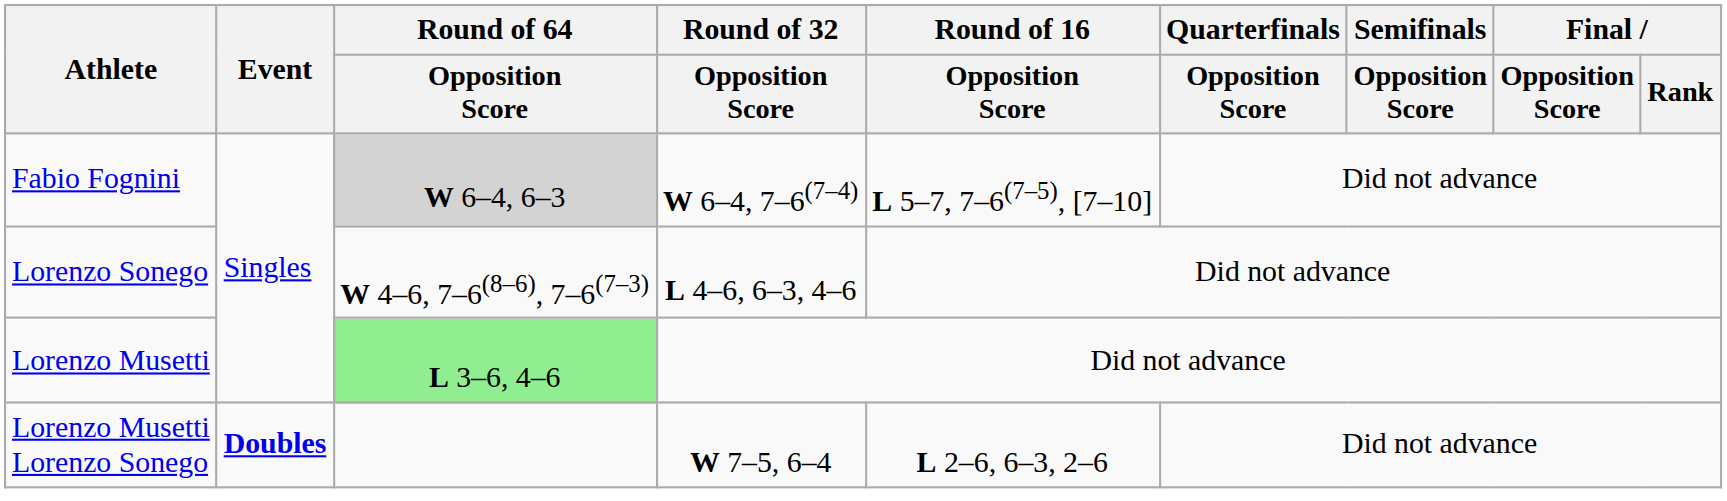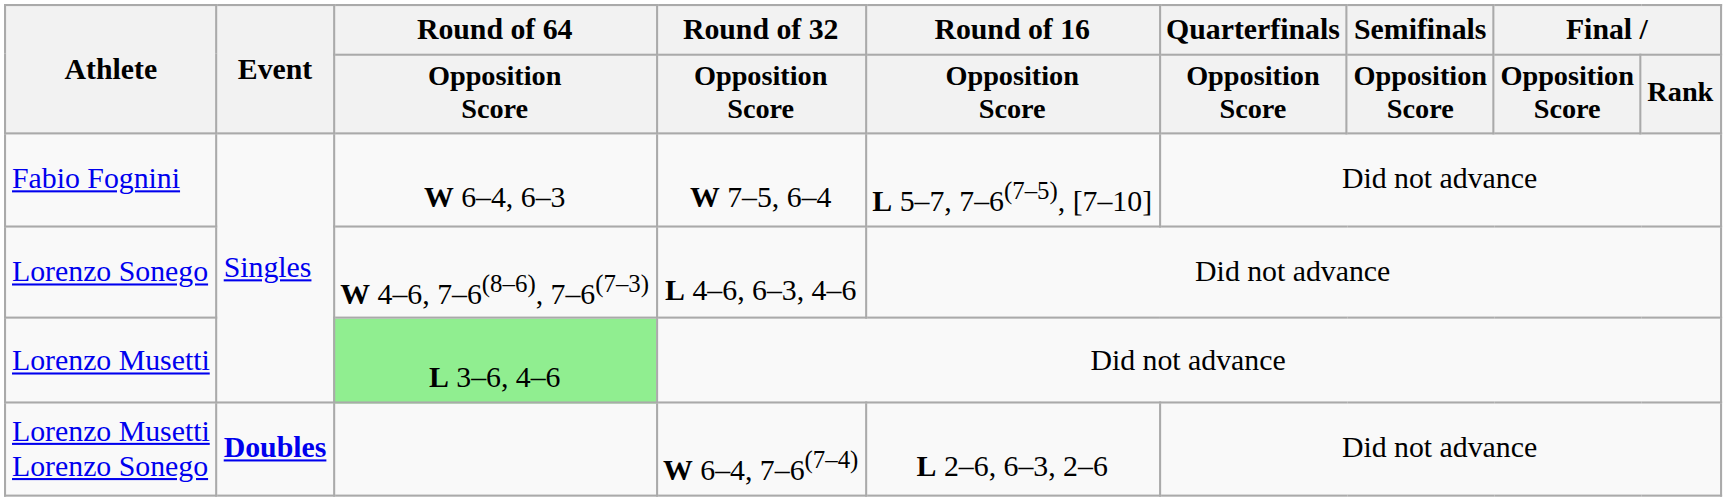(495, 197) lightgrey background -> (495, 197) no background
(761, 197) W 6–4, 7–6(7–4) -> (761, 197) W 7–5, 6–4
(761, 462) W 7–5, 6–4 -> (761, 466) W 6–4, 7–6(7–4)
